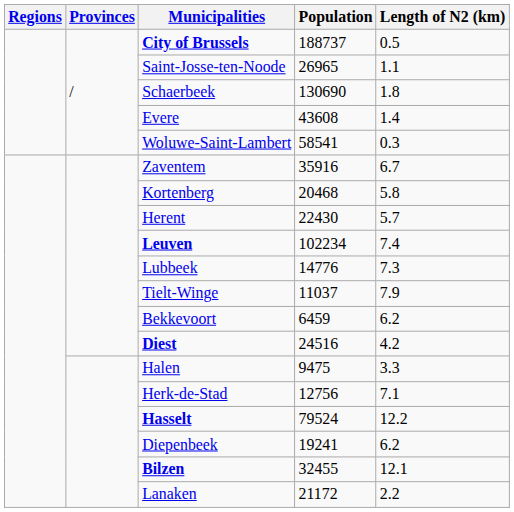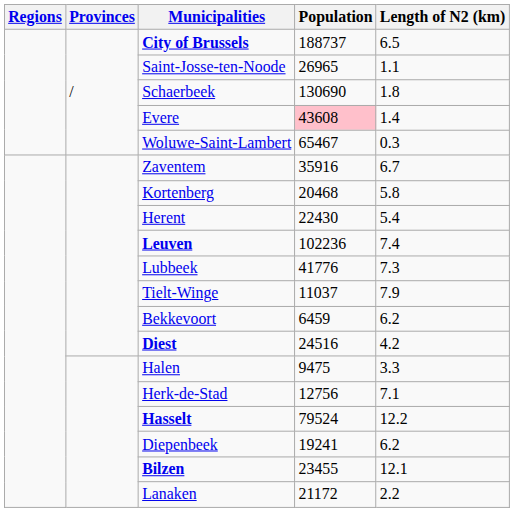(390, 42) 0.5 -> (390, 42) 6.5
(318, 117) no background -> (318, 117) pink background
(318, 142) 58541 -> (318, 142) 65467
(390, 218) 5.7 -> (390, 218) 5.4
(322, 243) 102234 -> (322, 243) 102236
(318, 268) 14776 -> (318, 268) 41776
(318, 469) 32455 -> (318, 469) 23455
